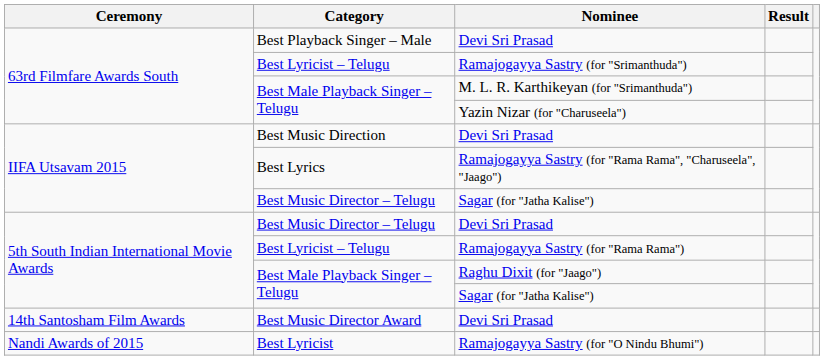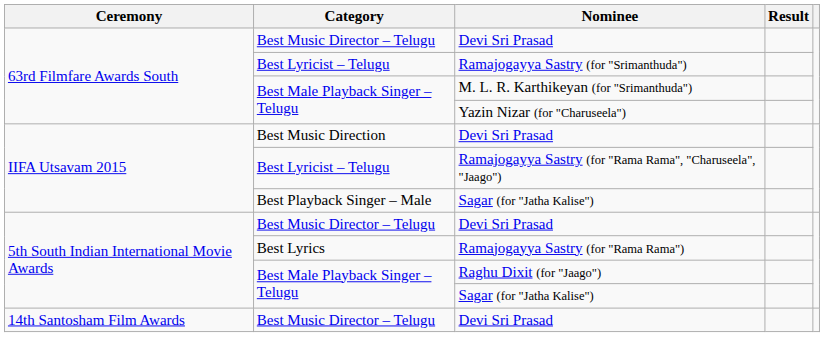(344, 40) Best Playback Singer – Male -> (346, 40) Best Music Director – Telugu
(291, 168) Best Lyrics -> (323, 168) Best Lyricist – Telugu
(346, 200) Best Music Director – Telugu -> (344, 200) Best Playback Singer – Male
(323, 248) Best Lyricist – Telugu -> (291, 248) Best Lyrics
(339, 319) Best Music Director Award -> (346, 319) Best Music Director – Telugu
- row: (76, 343)
